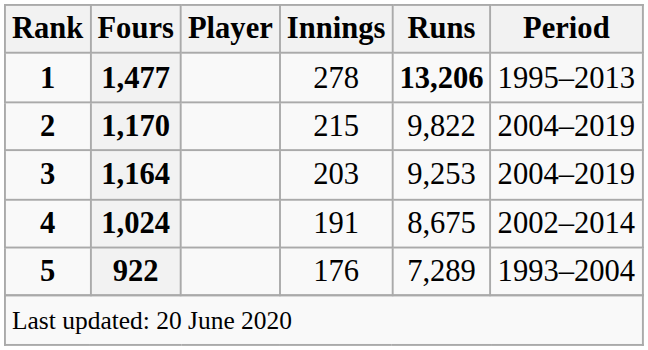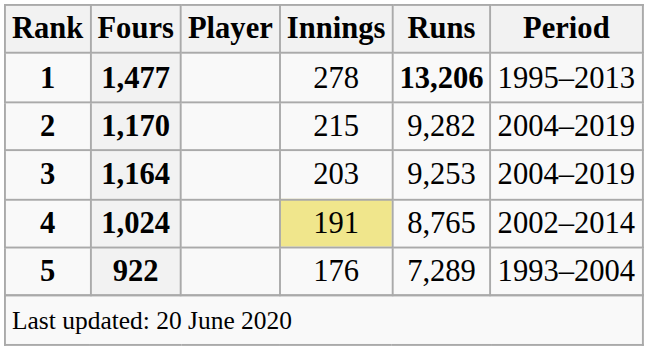(442, 125) 9,822 -> (442, 125) 9,282
(336, 222) no background -> (336, 222) khaki background
(442, 222) 8,675 -> (442, 222) 8,765
